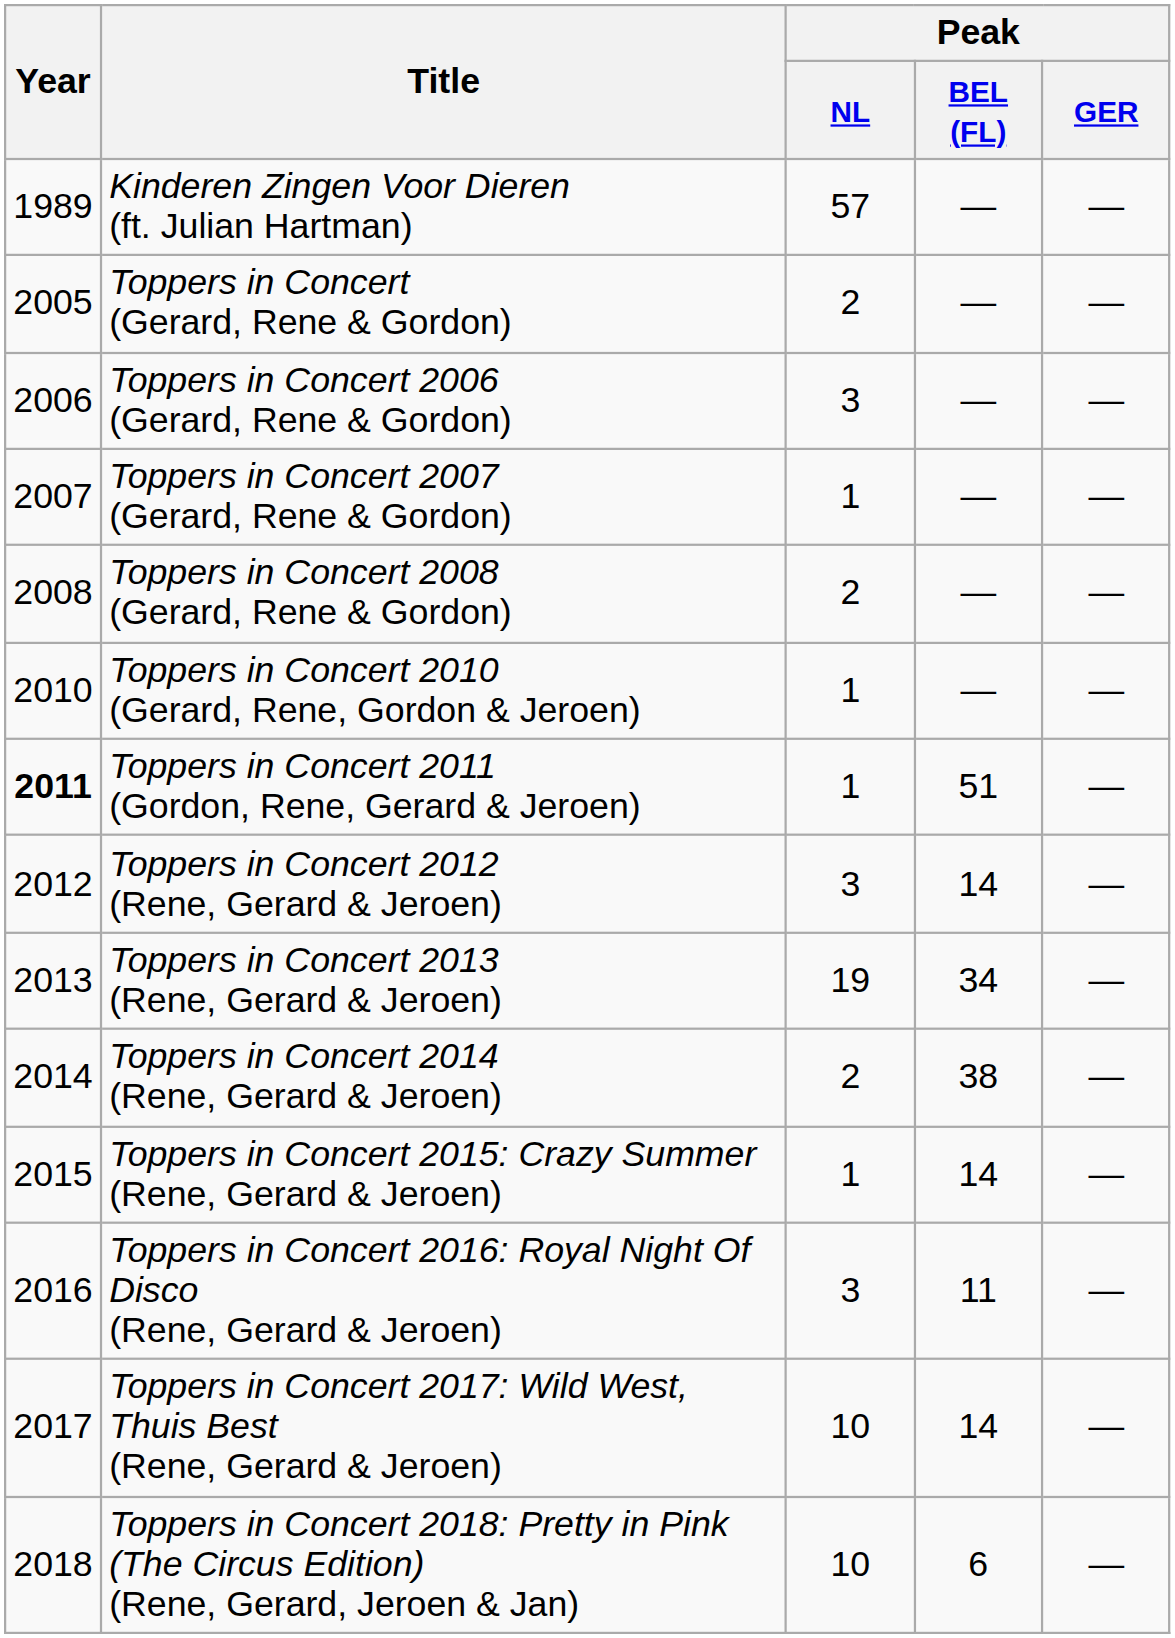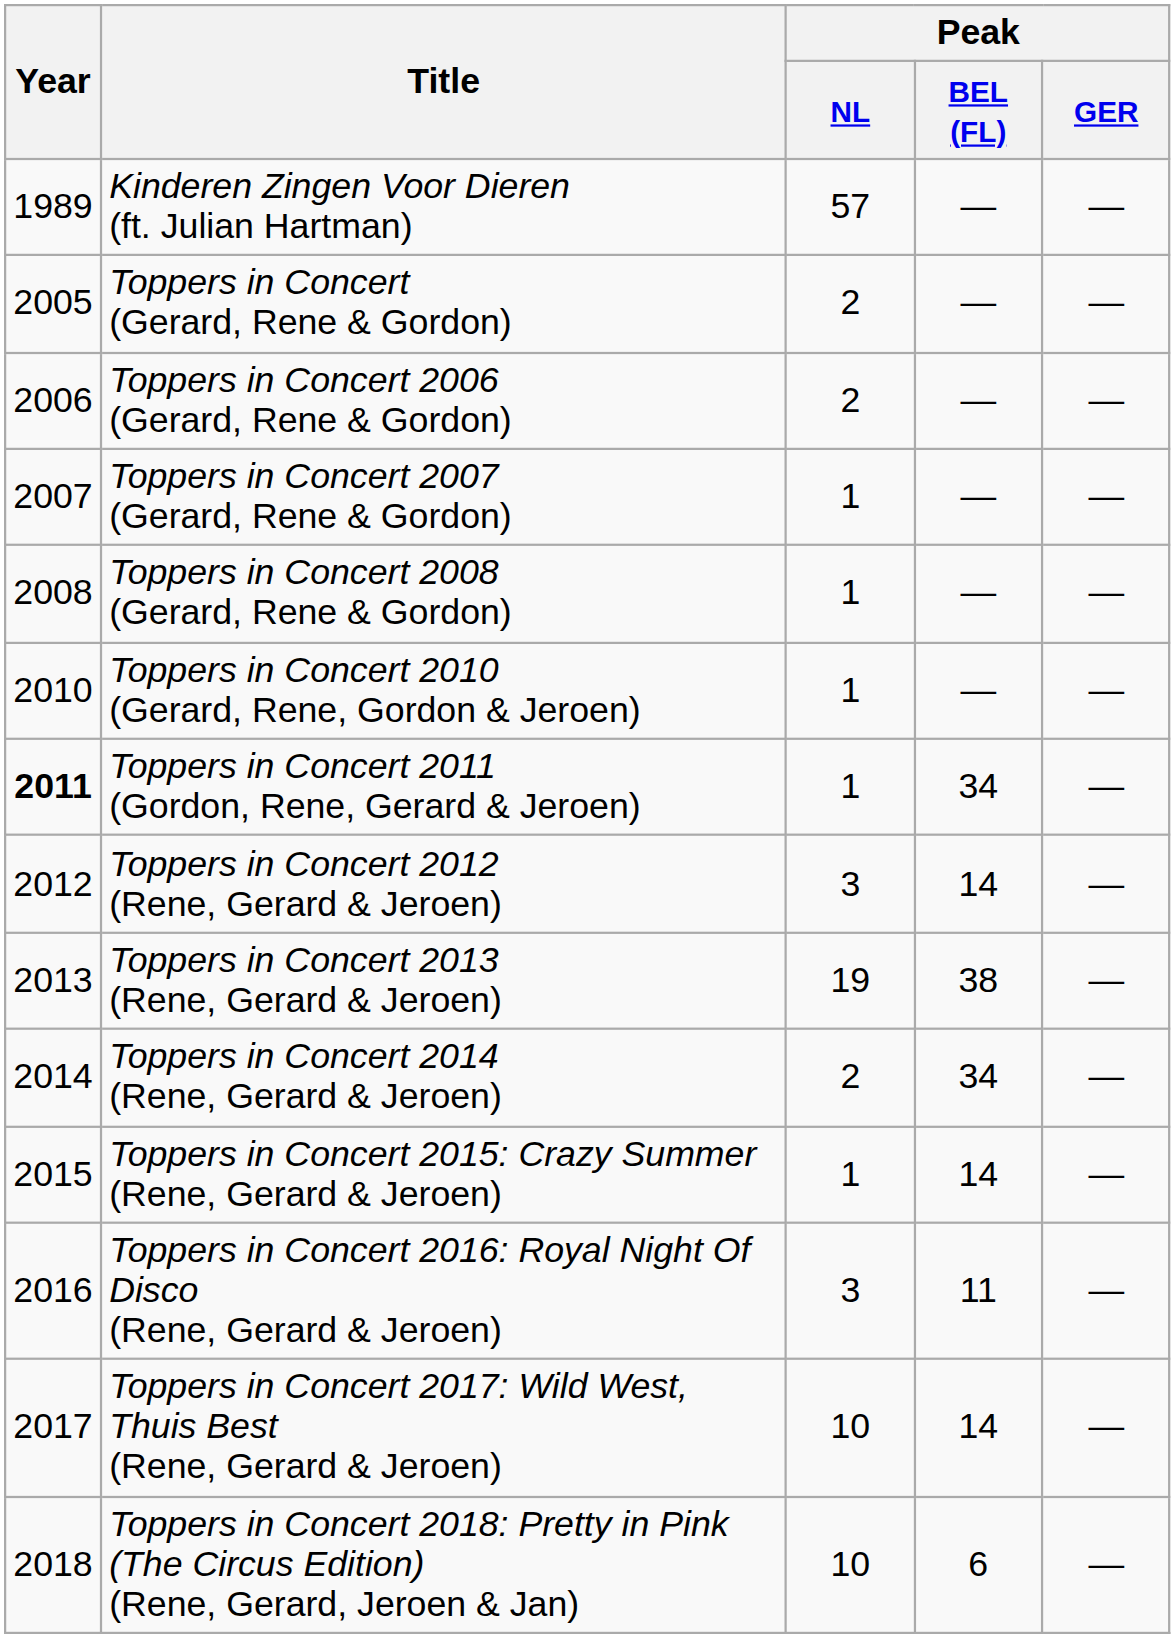(850, 399) 3 -> (850, 399) 2
(850, 593) 2 -> (850, 593) 1
(978, 786) 51 -> (978, 786) 34
(978, 979) 34 -> (978, 979) 38
(978, 1076) 38 -> (978, 1076) 34
